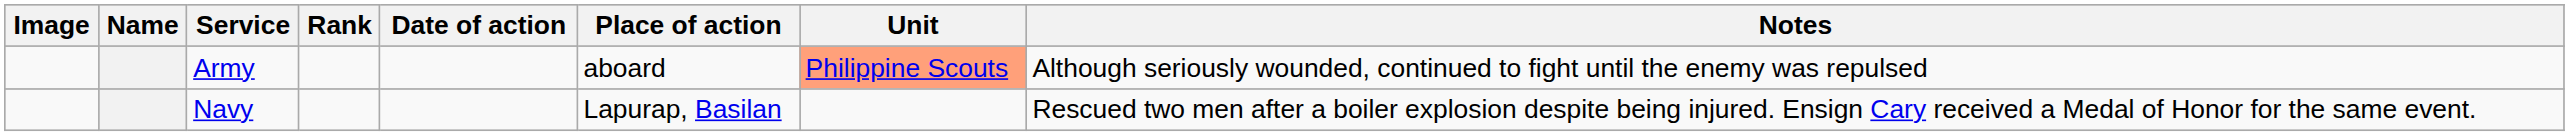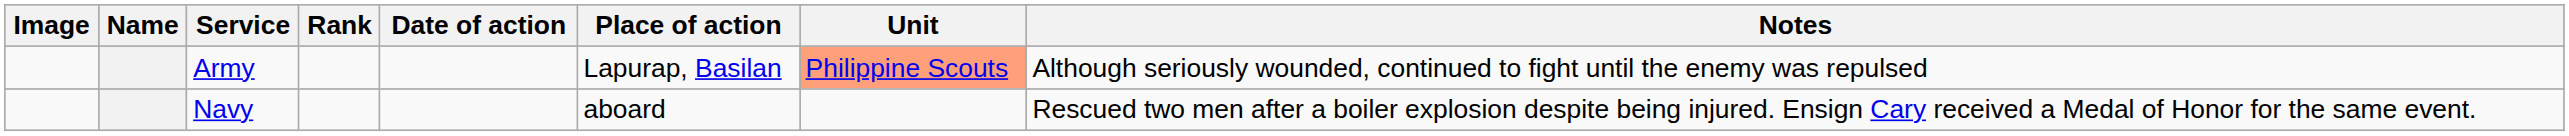(625, 67) aboard -> (683, 67) Lapurap, Basilan
(683, 109) Lapurap, Basilan -> (625, 109) aboard
